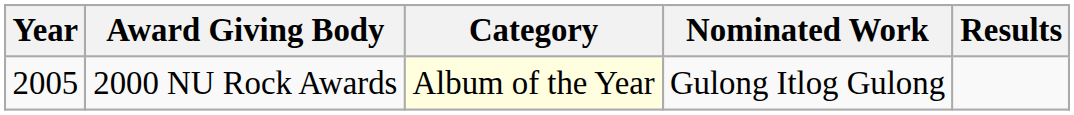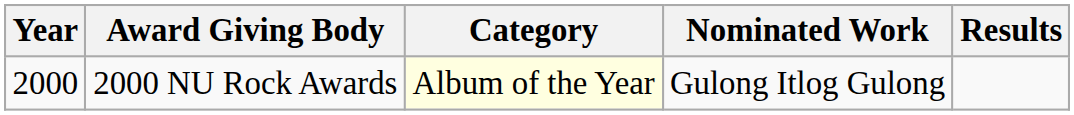(45, 82) 2005 -> (45, 82) 2000
